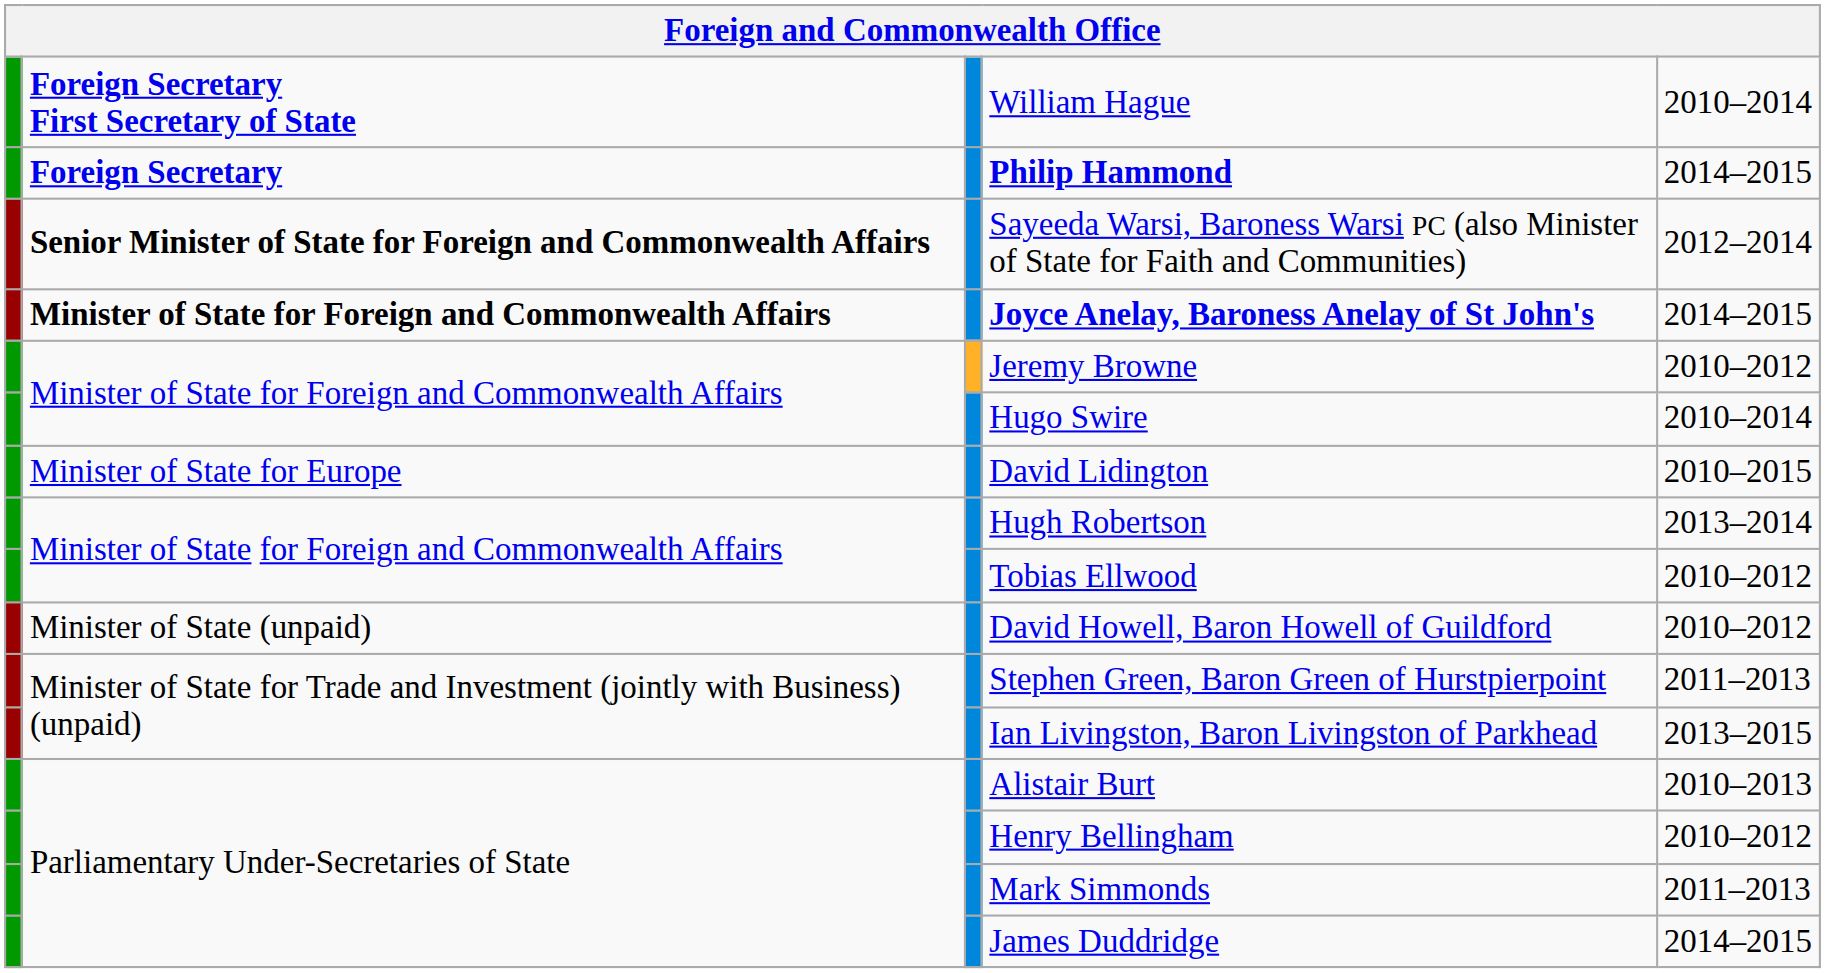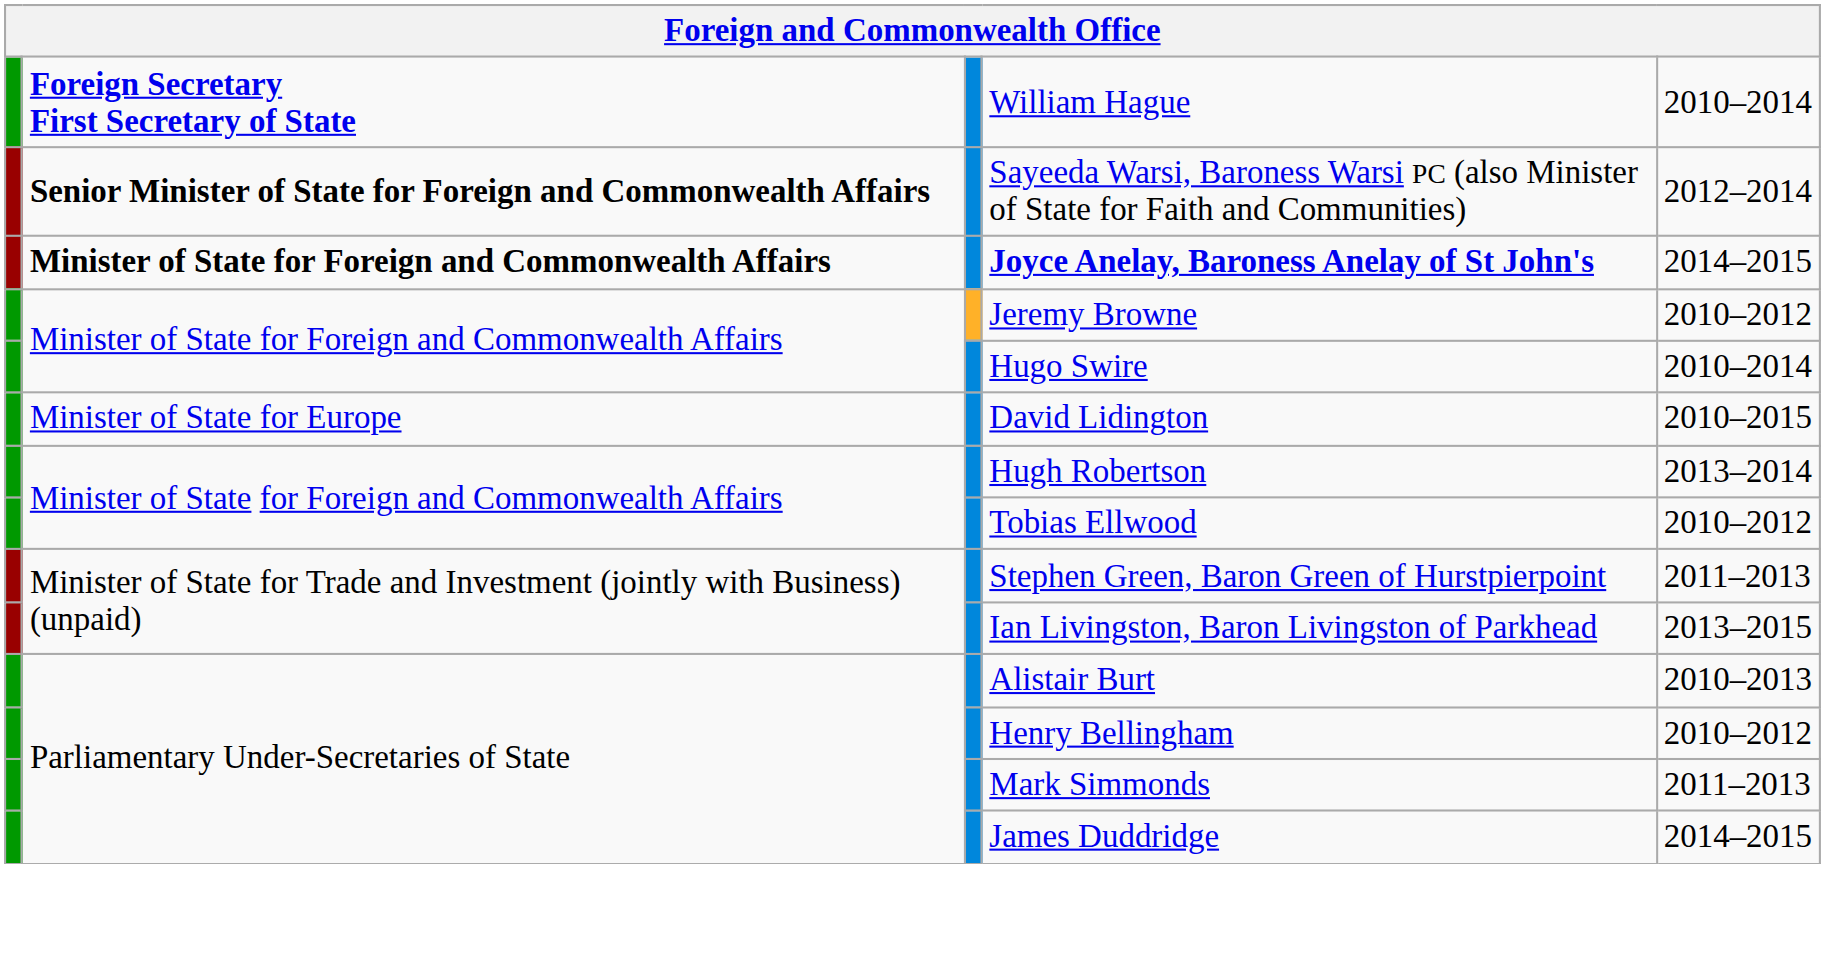- row: (1111, 172)
- row: (1270, 627)
